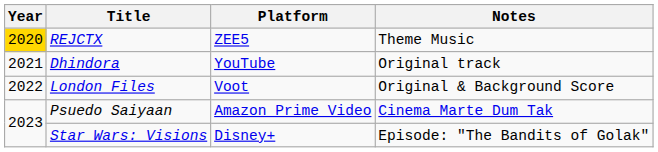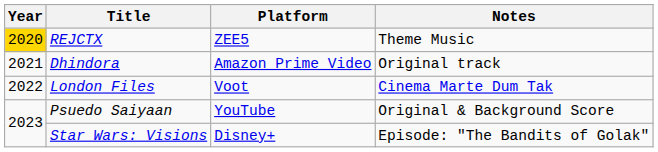(245, 64) YouTube -> (293, 64) Amazon Prime Video
(496, 88) Original & Background Score -> (466, 88) Cinema Marte Dum Tak
(293, 111) Amazon Prime Video -> (245, 111) YouTube
(466, 111) Cinema Marte Dum Tak -> (496, 111) Original & Background Score
